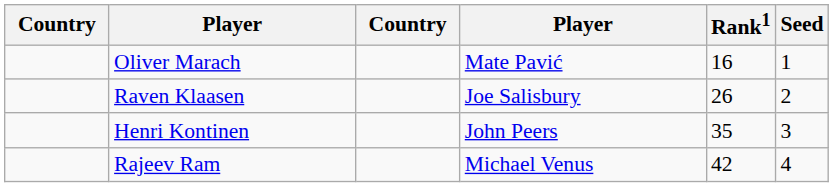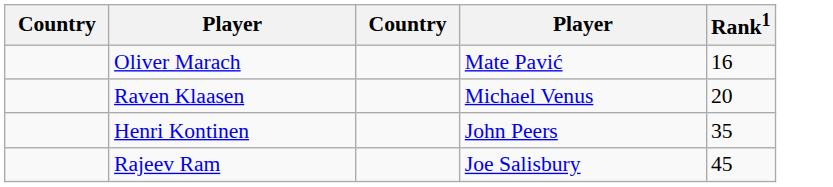- column: (802, 24)
(523, 95) Joe Salisbury -> (529, 95) Michael Venus
(722, 95) 26 -> (722, 95) 20
(529, 164) Michael Venus -> (523, 164) Joe Salisbury
(722, 164) 42 -> (722, 164) 45
